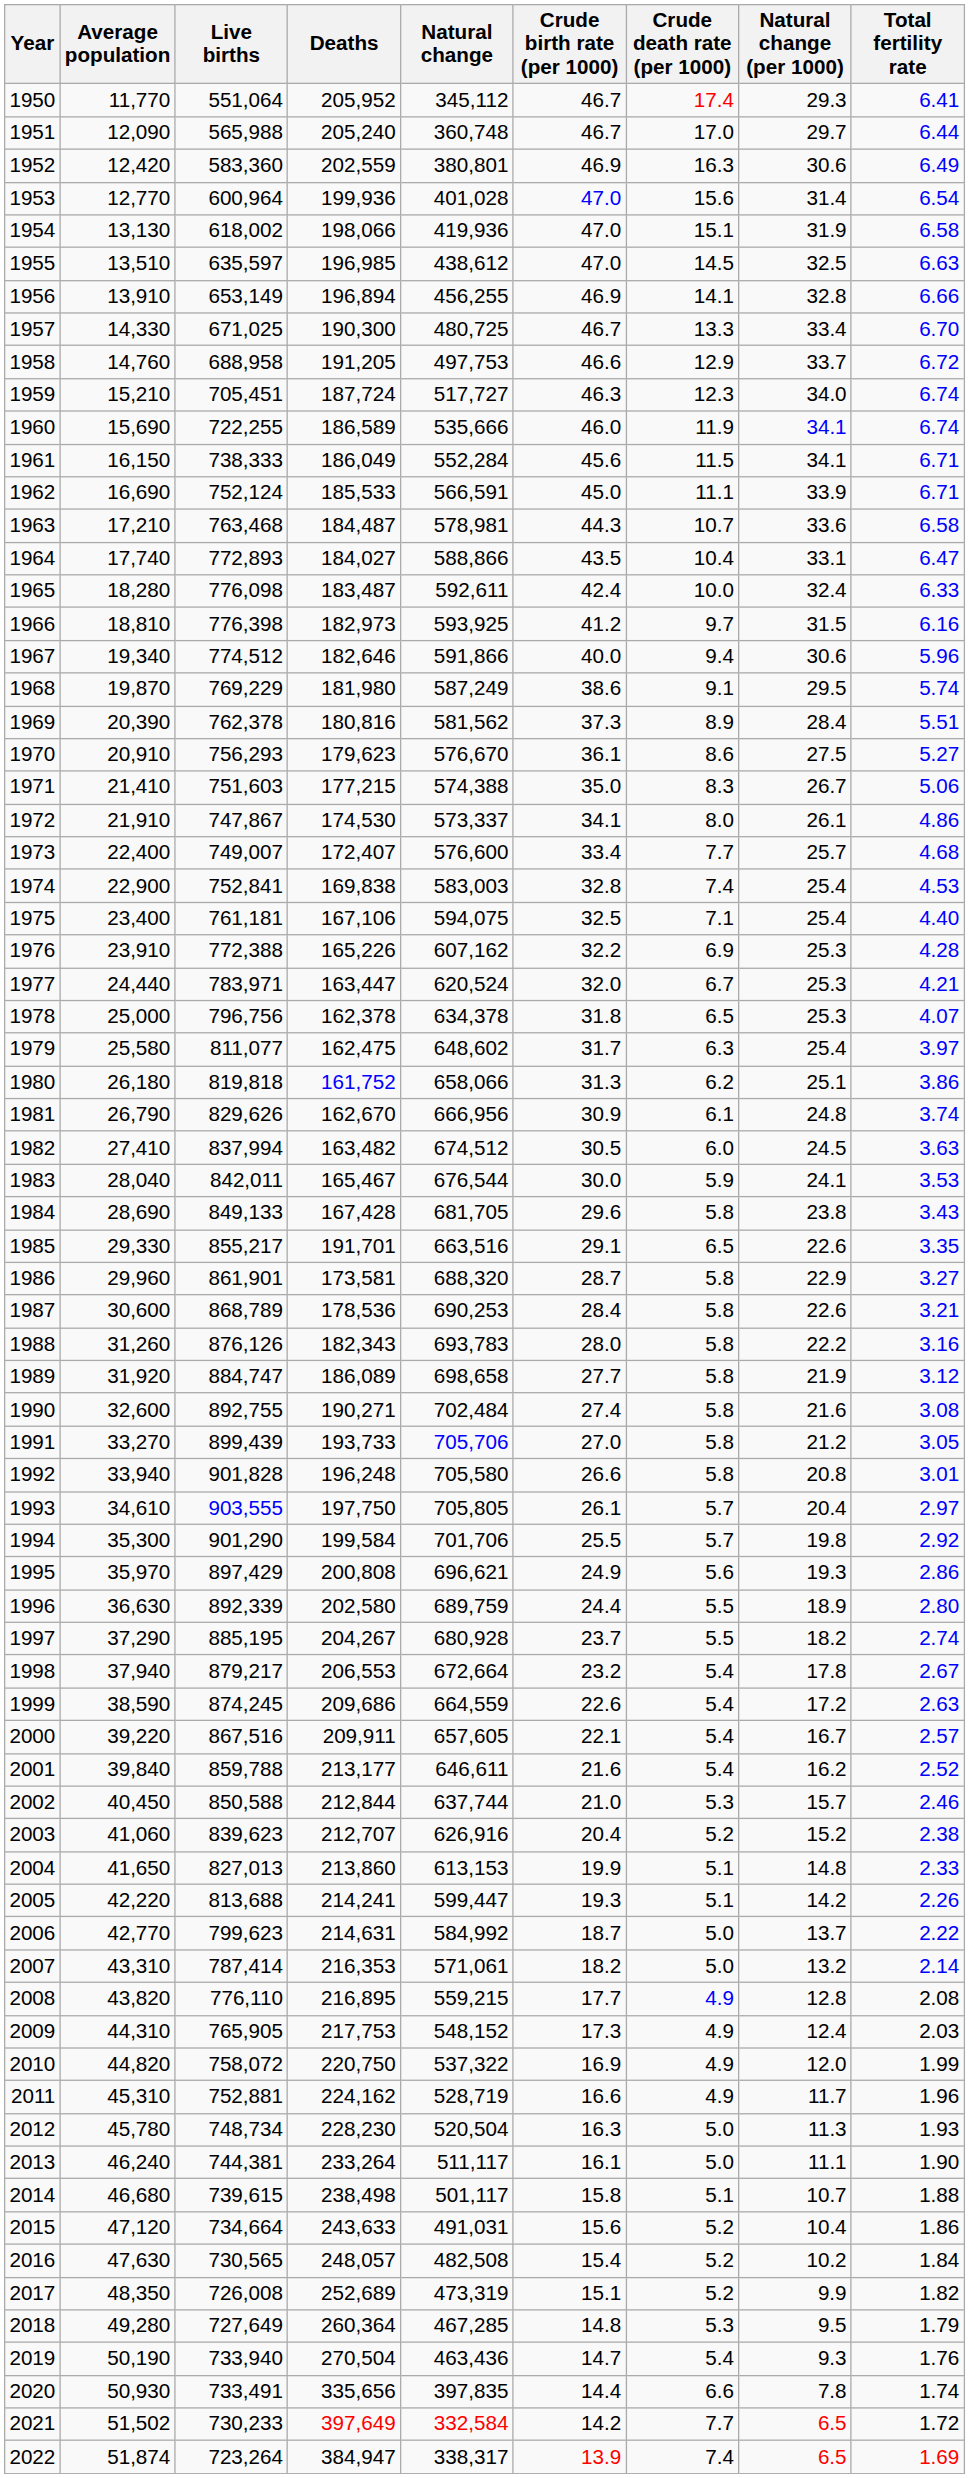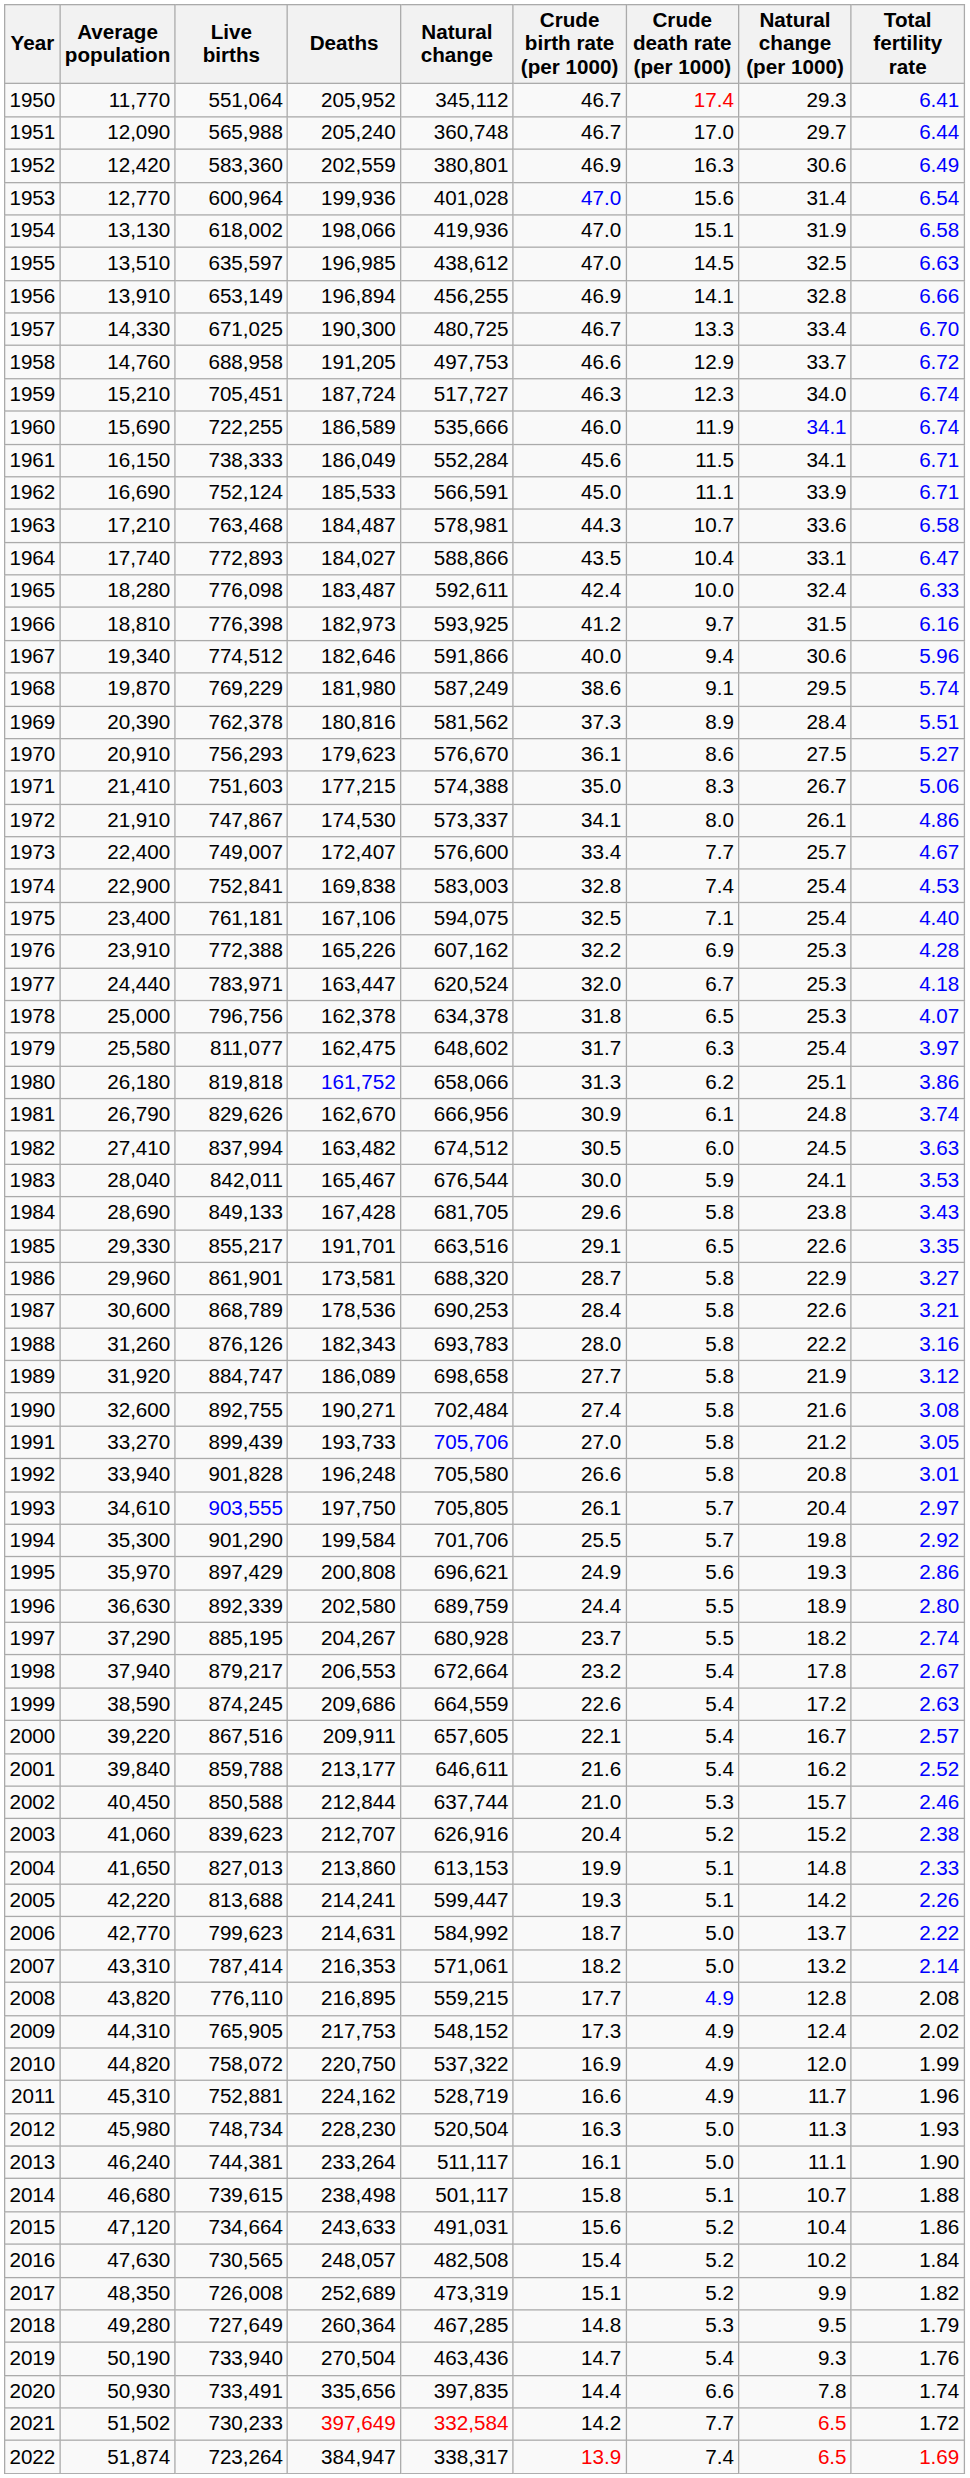(939, 852) 4.68 -> (939, 852) 4.67
(939, 983) 4.21 -> (939, 983) 4.18
(939, 2031) 2.03 -> (939, 2031) 2.02
(139, 2129) 45,780 -> (139, 2129) 45,980
